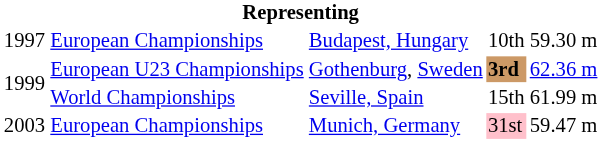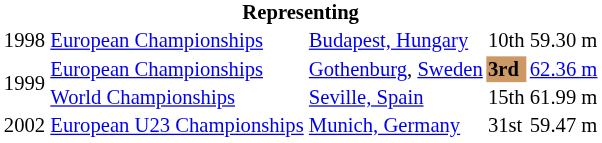(25, 40) 1997 -> (25, 40) 1998
(177, 69) European U23 Championships -> (157, 69) European Championships
(25, 125) 2003 -> (25, 125) 2002
(157, 125) European Championships -> (177, 125) European U23 Championships
(505, 125) pink background -> (505, 125) no background
